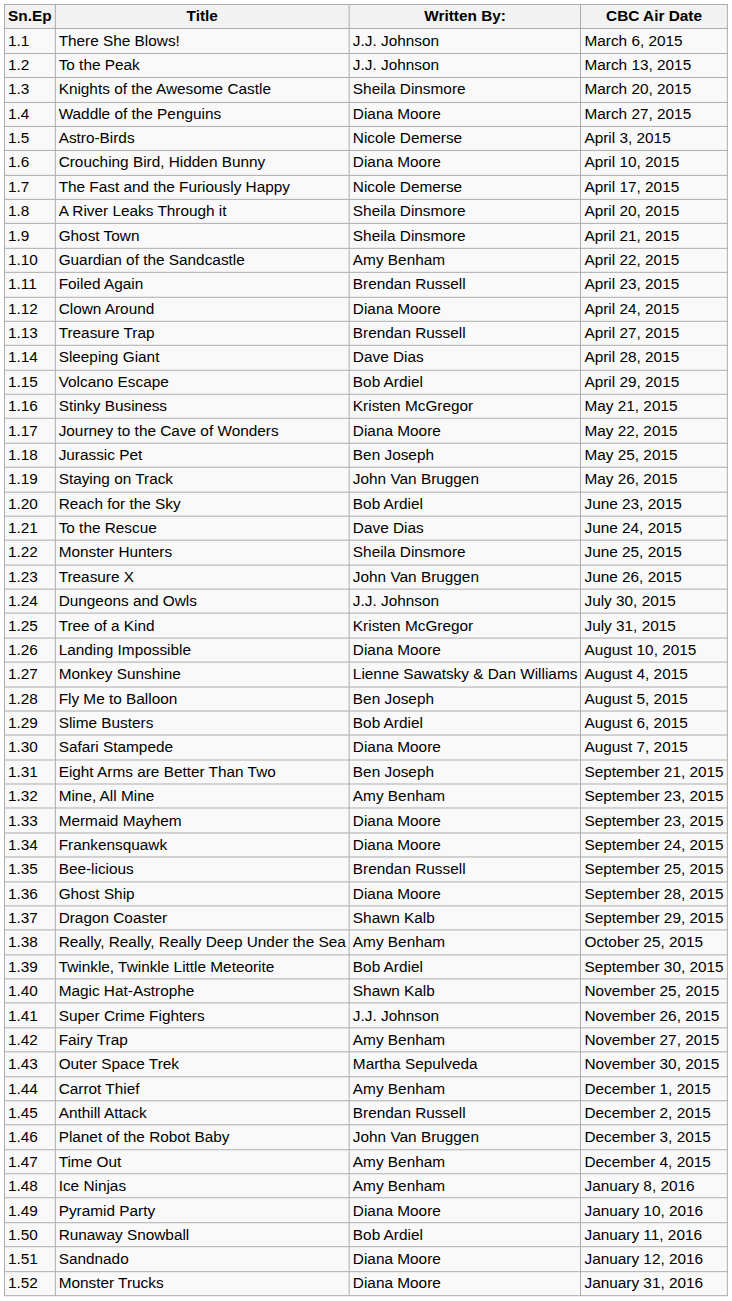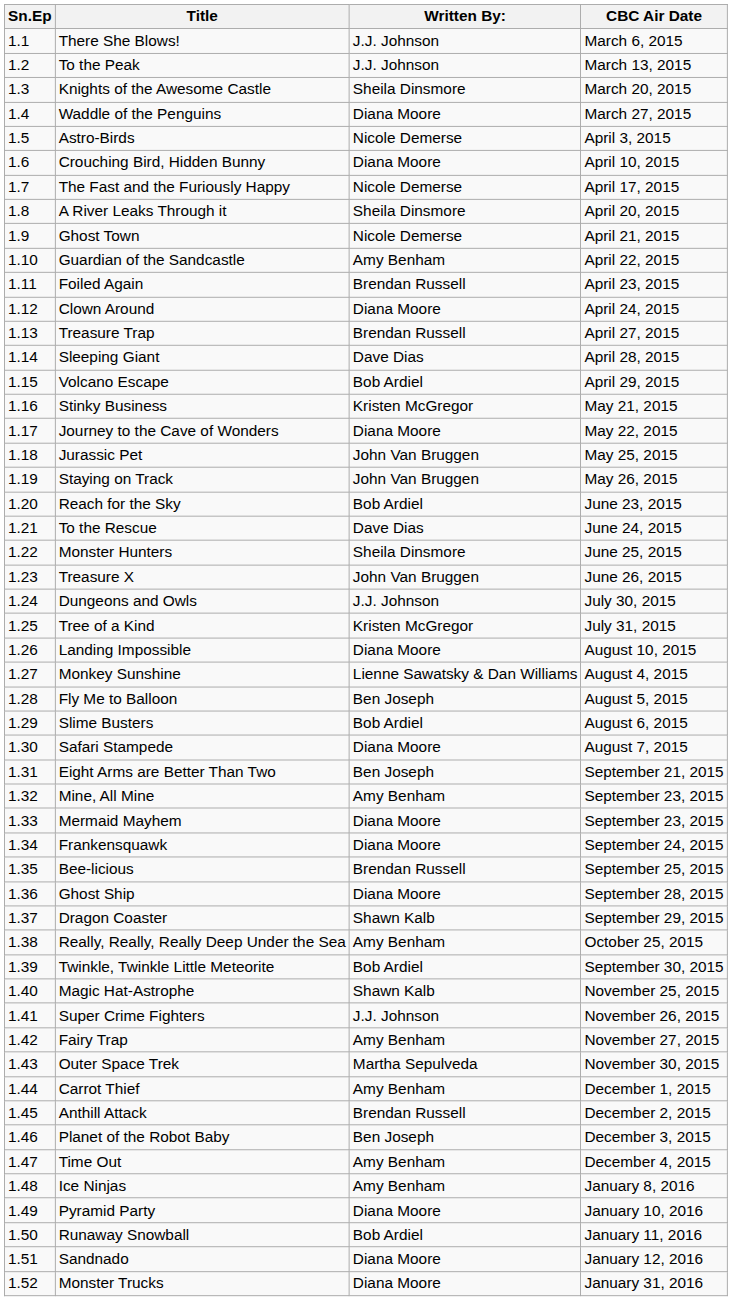(409, 235) Sheila Dinsmore -> (407, 235) Nicole Demerse
(393, 455) Ben Joseph -> (416, 455) John Van Bruggen
(416, 1137) John Van Bruggen -> (393, 1137) Ben Joseph
